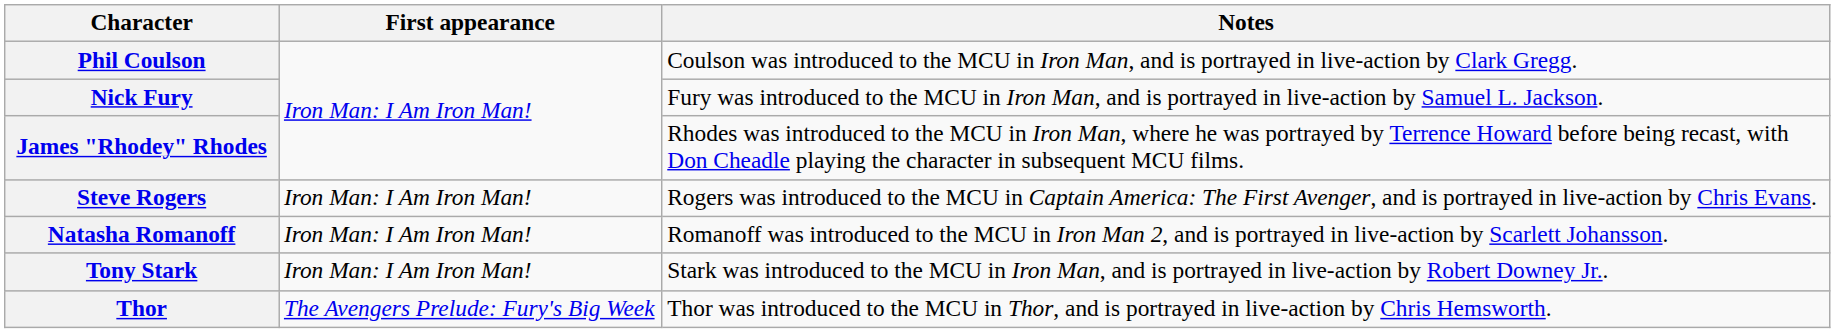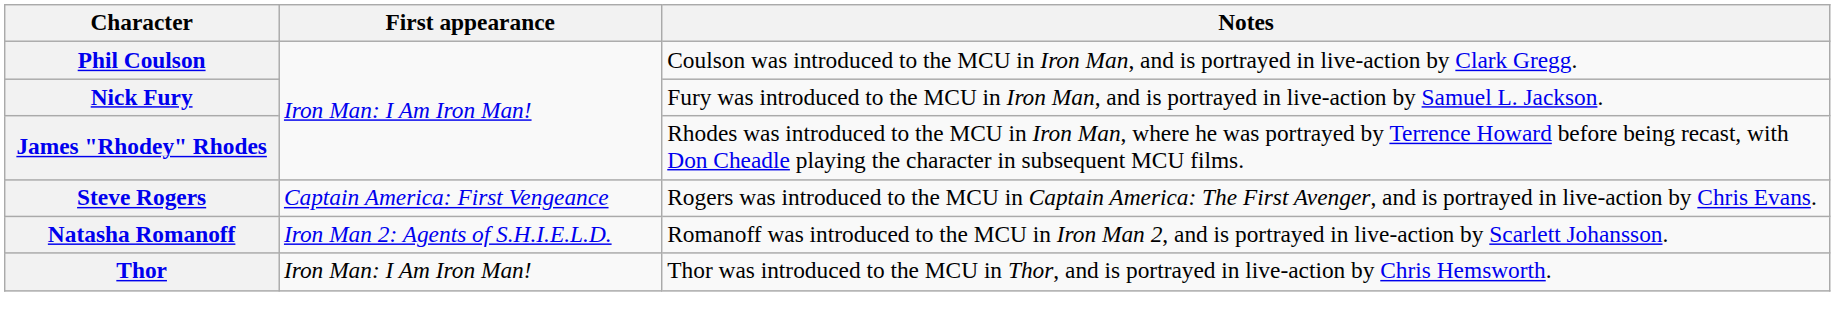(408, 197) Iron Man: I Am Iron Man! -> (446, 197) Captain America: First Vengeance
(408, 234) Iron Man: I Am Iron Man! -> (448, 234) Iron Man 2: Agents of S.H.I.E.L.D.
- row: (142, 271)
(469, 308) The Avengers Prelude: Fury's Big Week -> (408, 271) Iron Man: I Am Iron Man!
